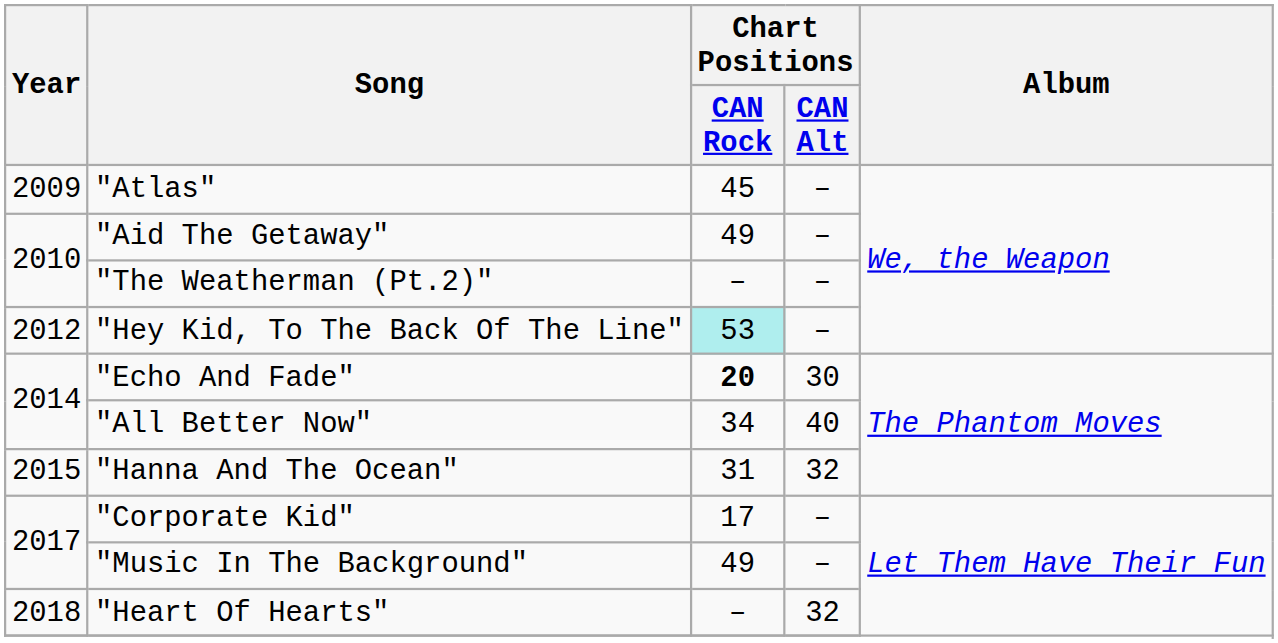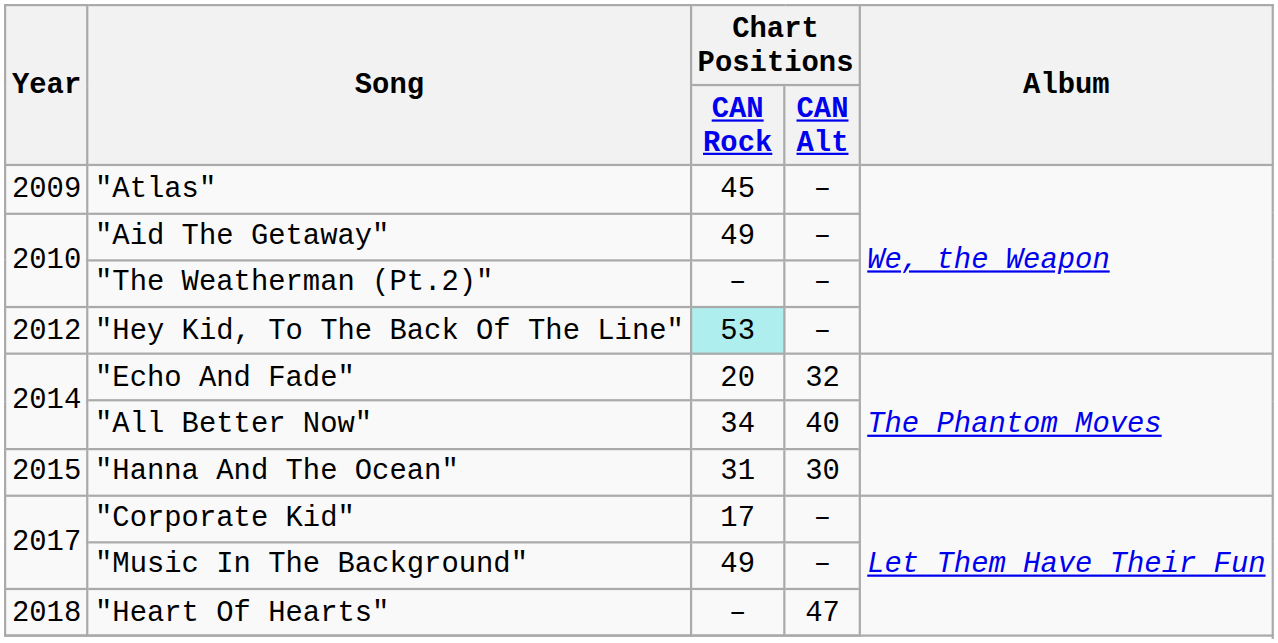(738, 377) bold -> (738, 377) normal
(822, 377) 30 -> (822, 377) 32
(822, 472) 32 -> (822, 472) 30
(822, 613) 32 -> (822, 613) 47
